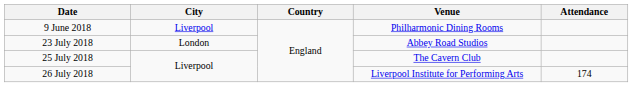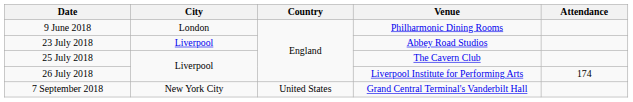(194, 27) Liverpool -> (194, 27) London
(194, 43) London -> (194, 43) Liverpool
+ row: (68, 89)
